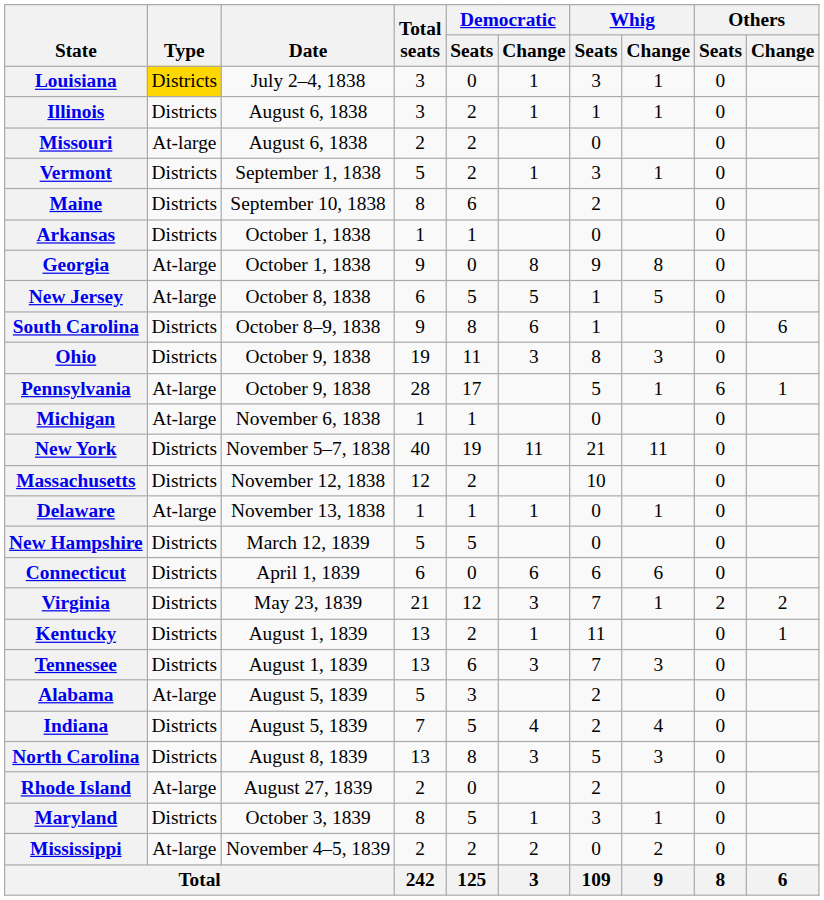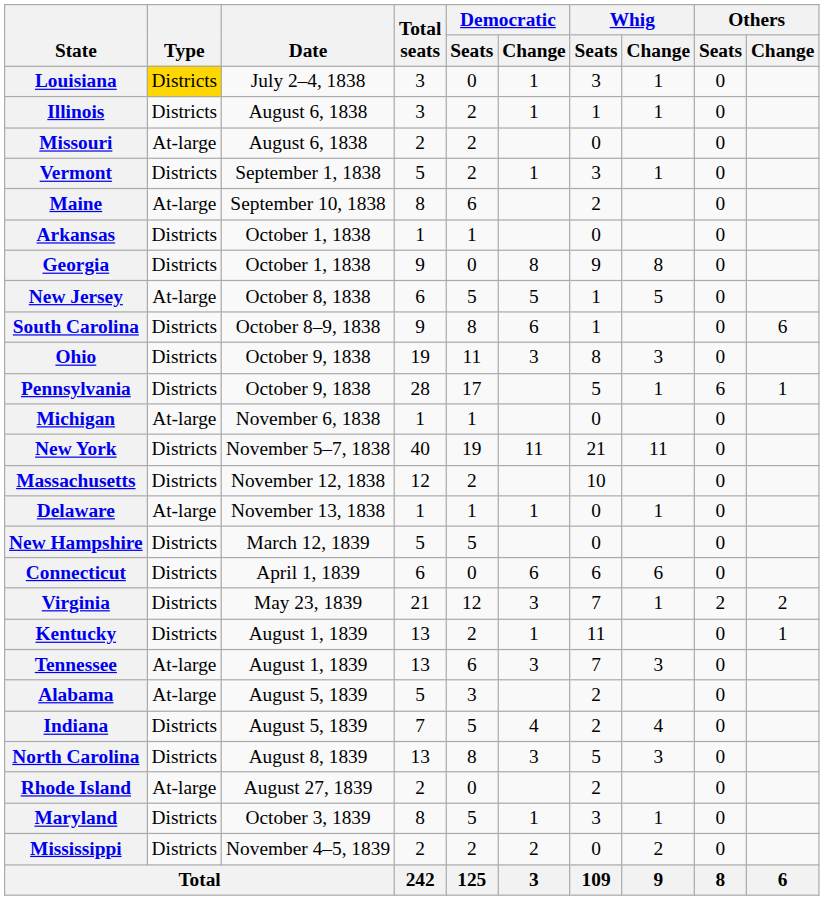(184, 204) Districts -> (184, 204) At-large
(184, 265) At-large -> (184, 265) Districts
(184, 388) At-large -> (184, 388) Districts
(184, 664) Districts -> (184, 664) At-large
(184, 848) At-large -> (184, 848) Districts
